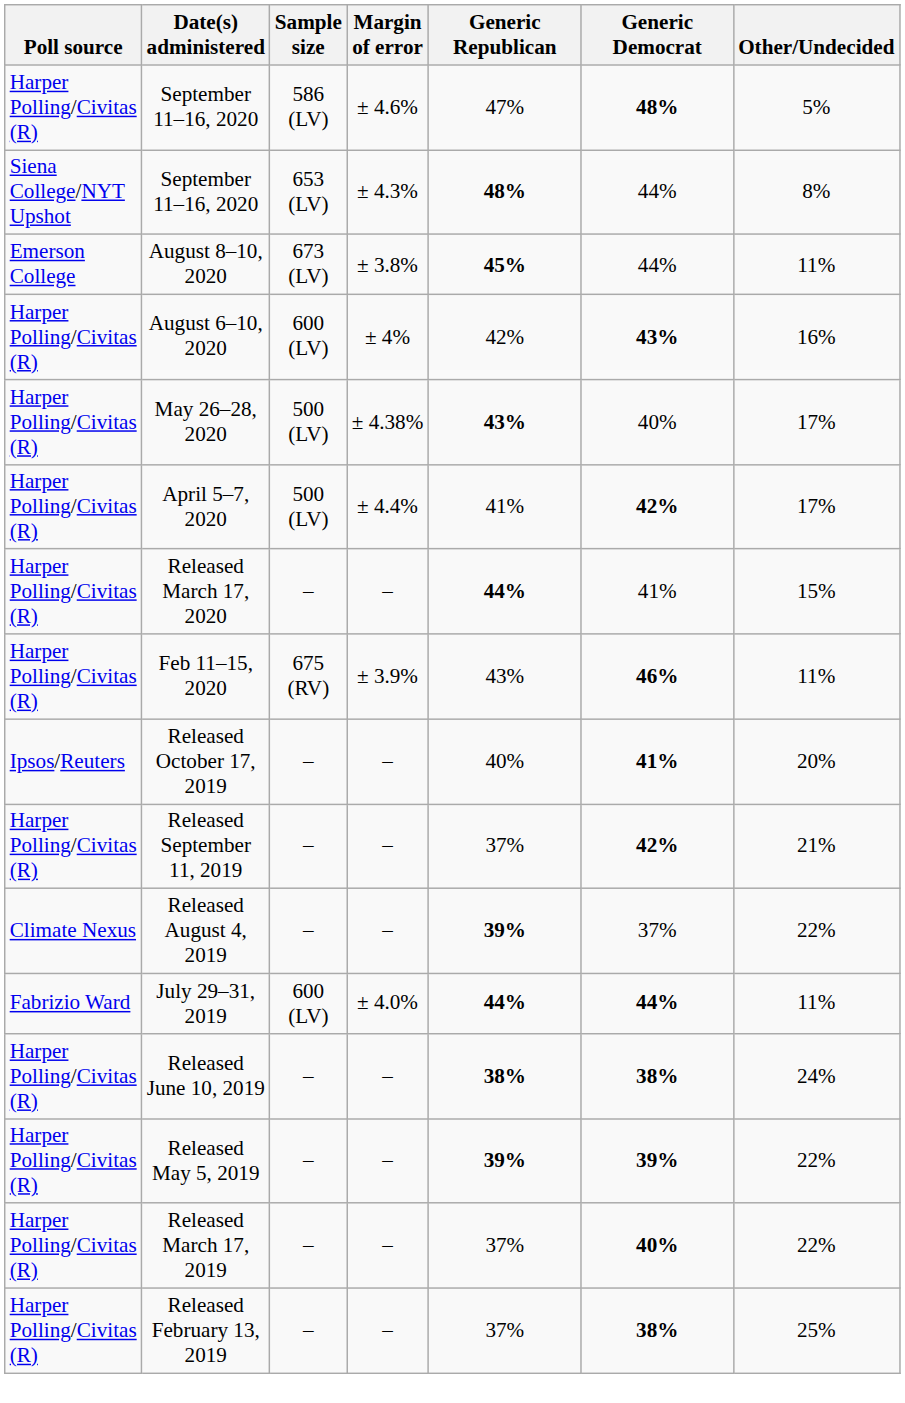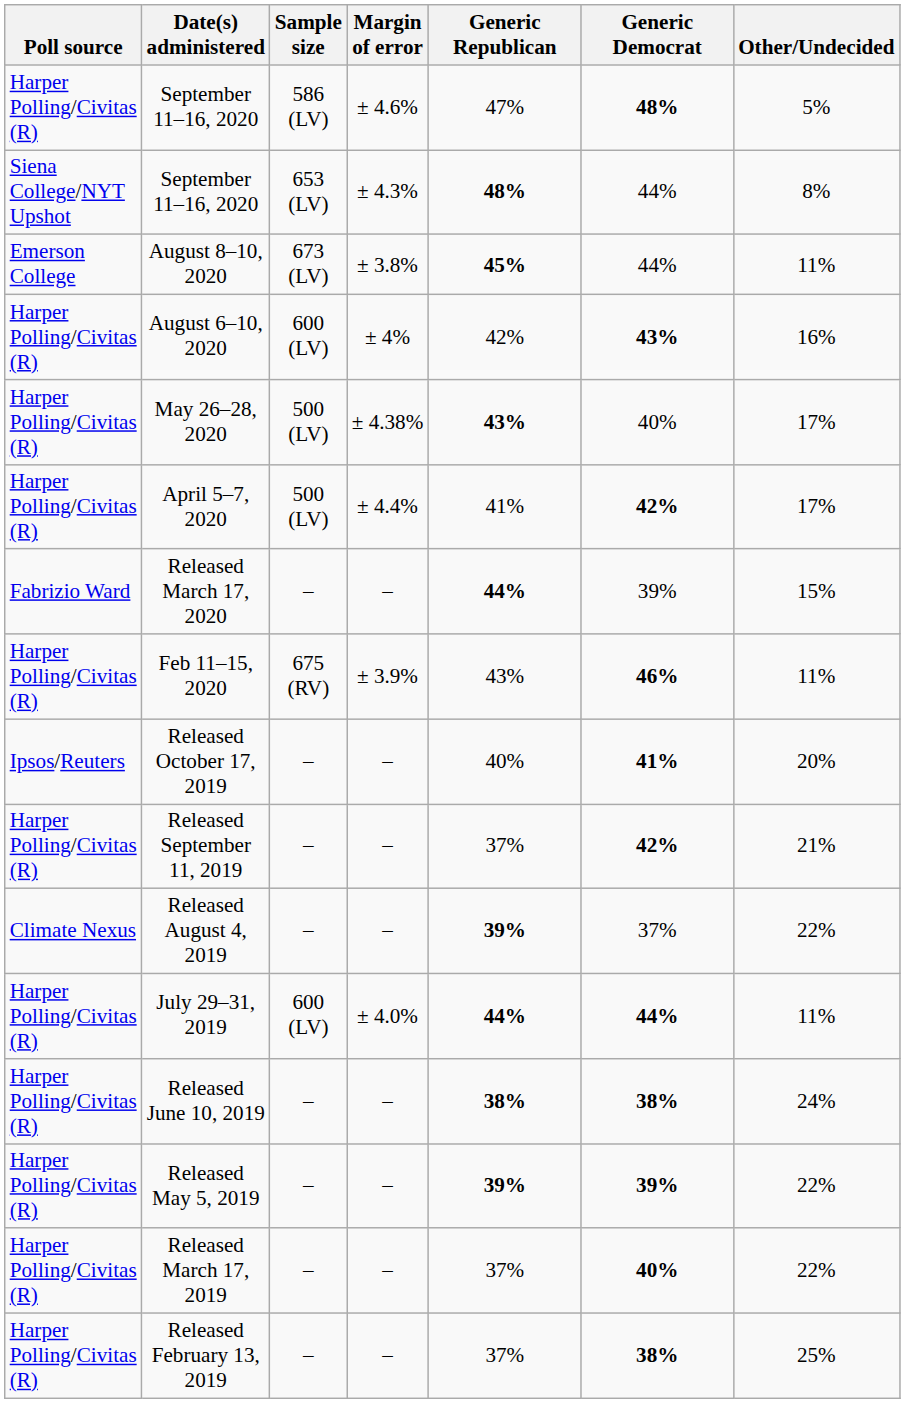(73, 591) Harper Polling/Civitas (R) -> (70, 591) Fabrizio Ward
(657, 591) 41% -> (657, 591) 39%
(70, 1003) Fabrizio Ward -> (73, 1016) Harper Polling/Civitas (R)
